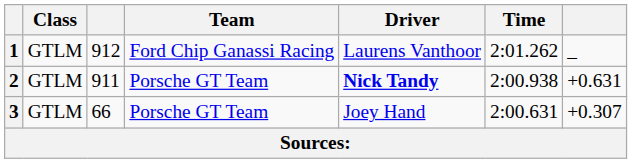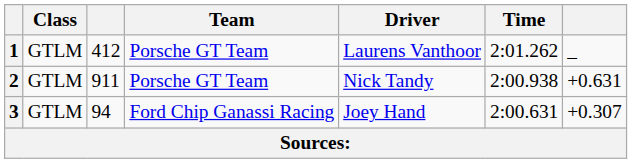(106, 50) 912 -> (106, 50) 412
(232, 50) Ford Chip Ganassi Racing -> (199, 50) Porsche GT Team
(391, 81) bold -> (388, 81) normal
(101, 111) 66 -> (101, 111) 94
(199, 111) Porsche GT Team -> (232, 111) Ford Chip Ganassi Racing
